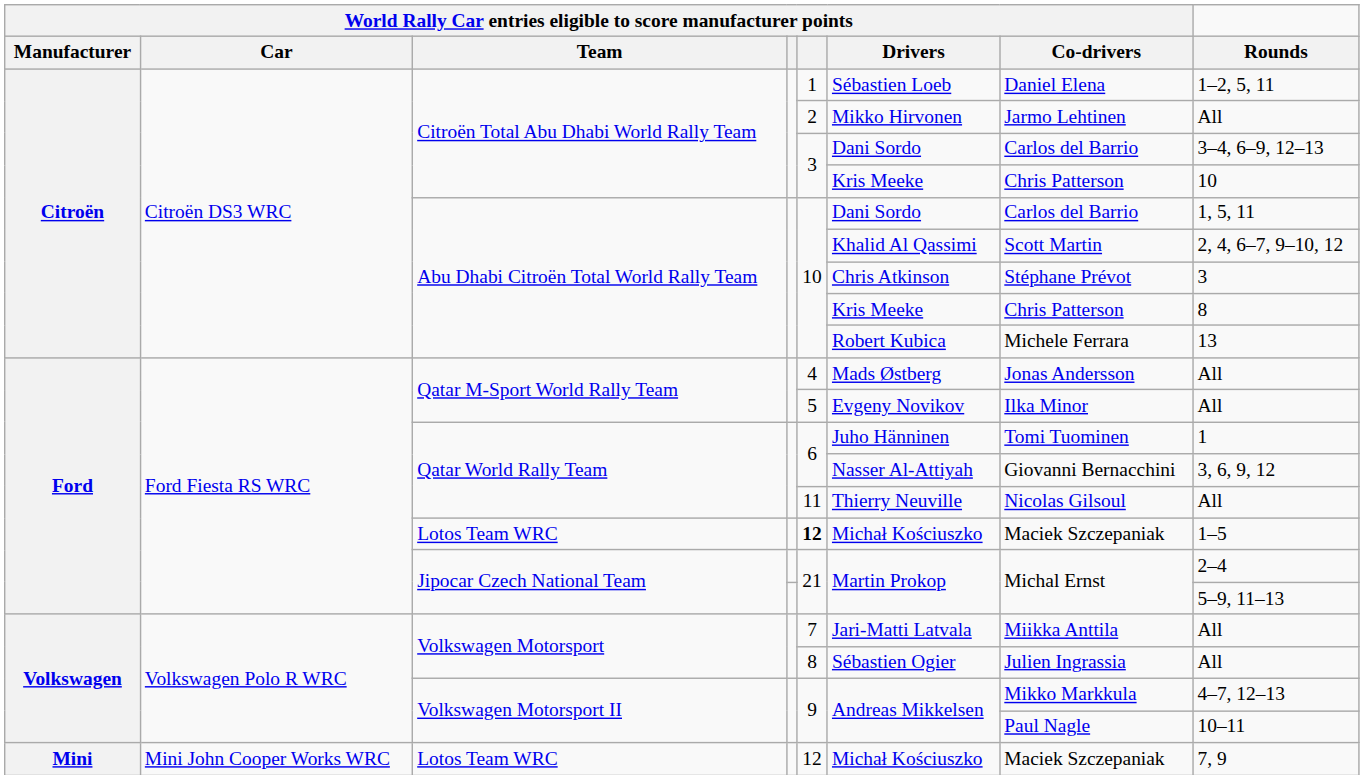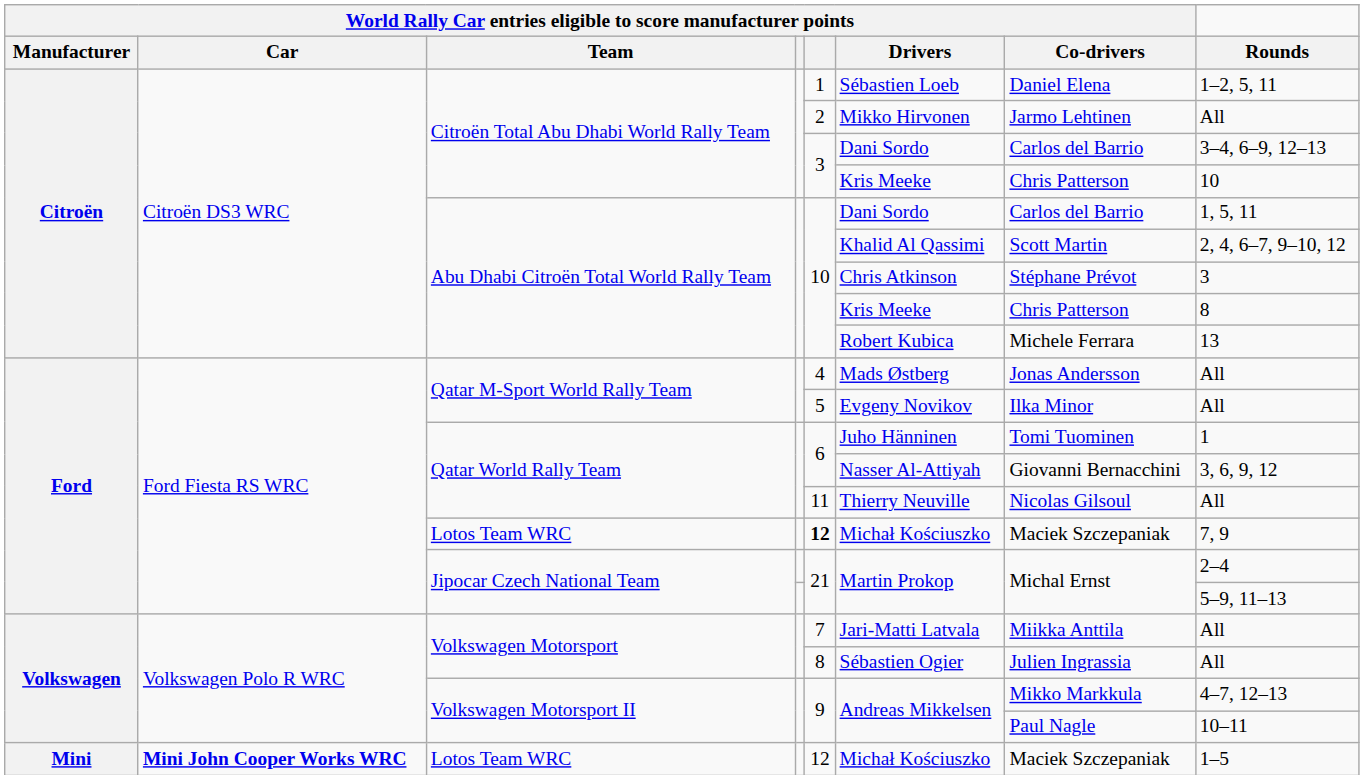(1212, 533) 1–5 -> (1214, 533) 7, 9
(267, 758) normal -> (275, 758) bold
(1212, 758) 7, 9 -> (1214, 758) 1–5
